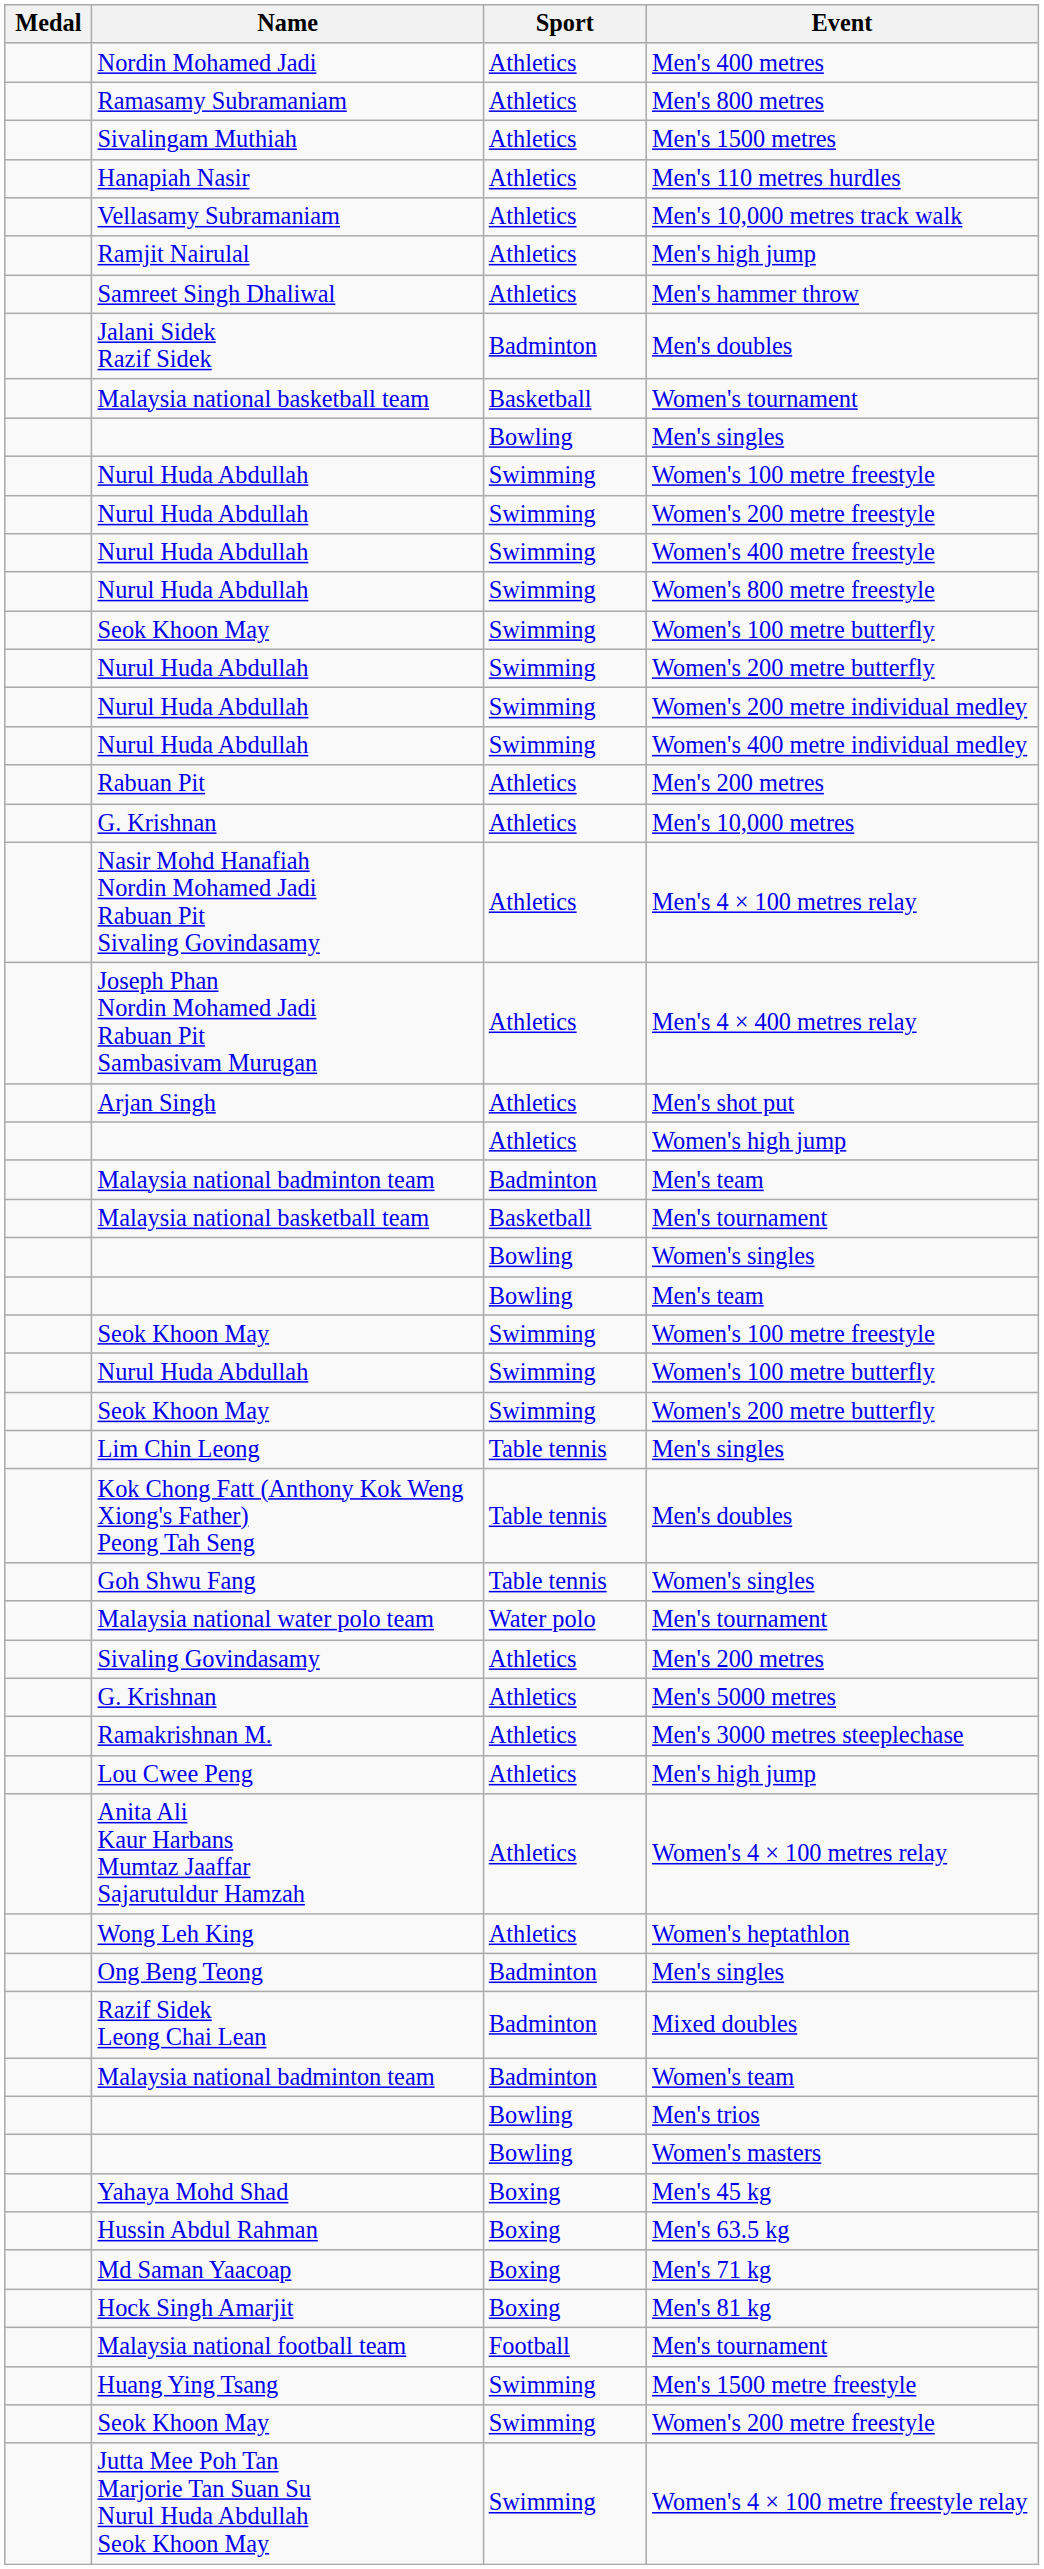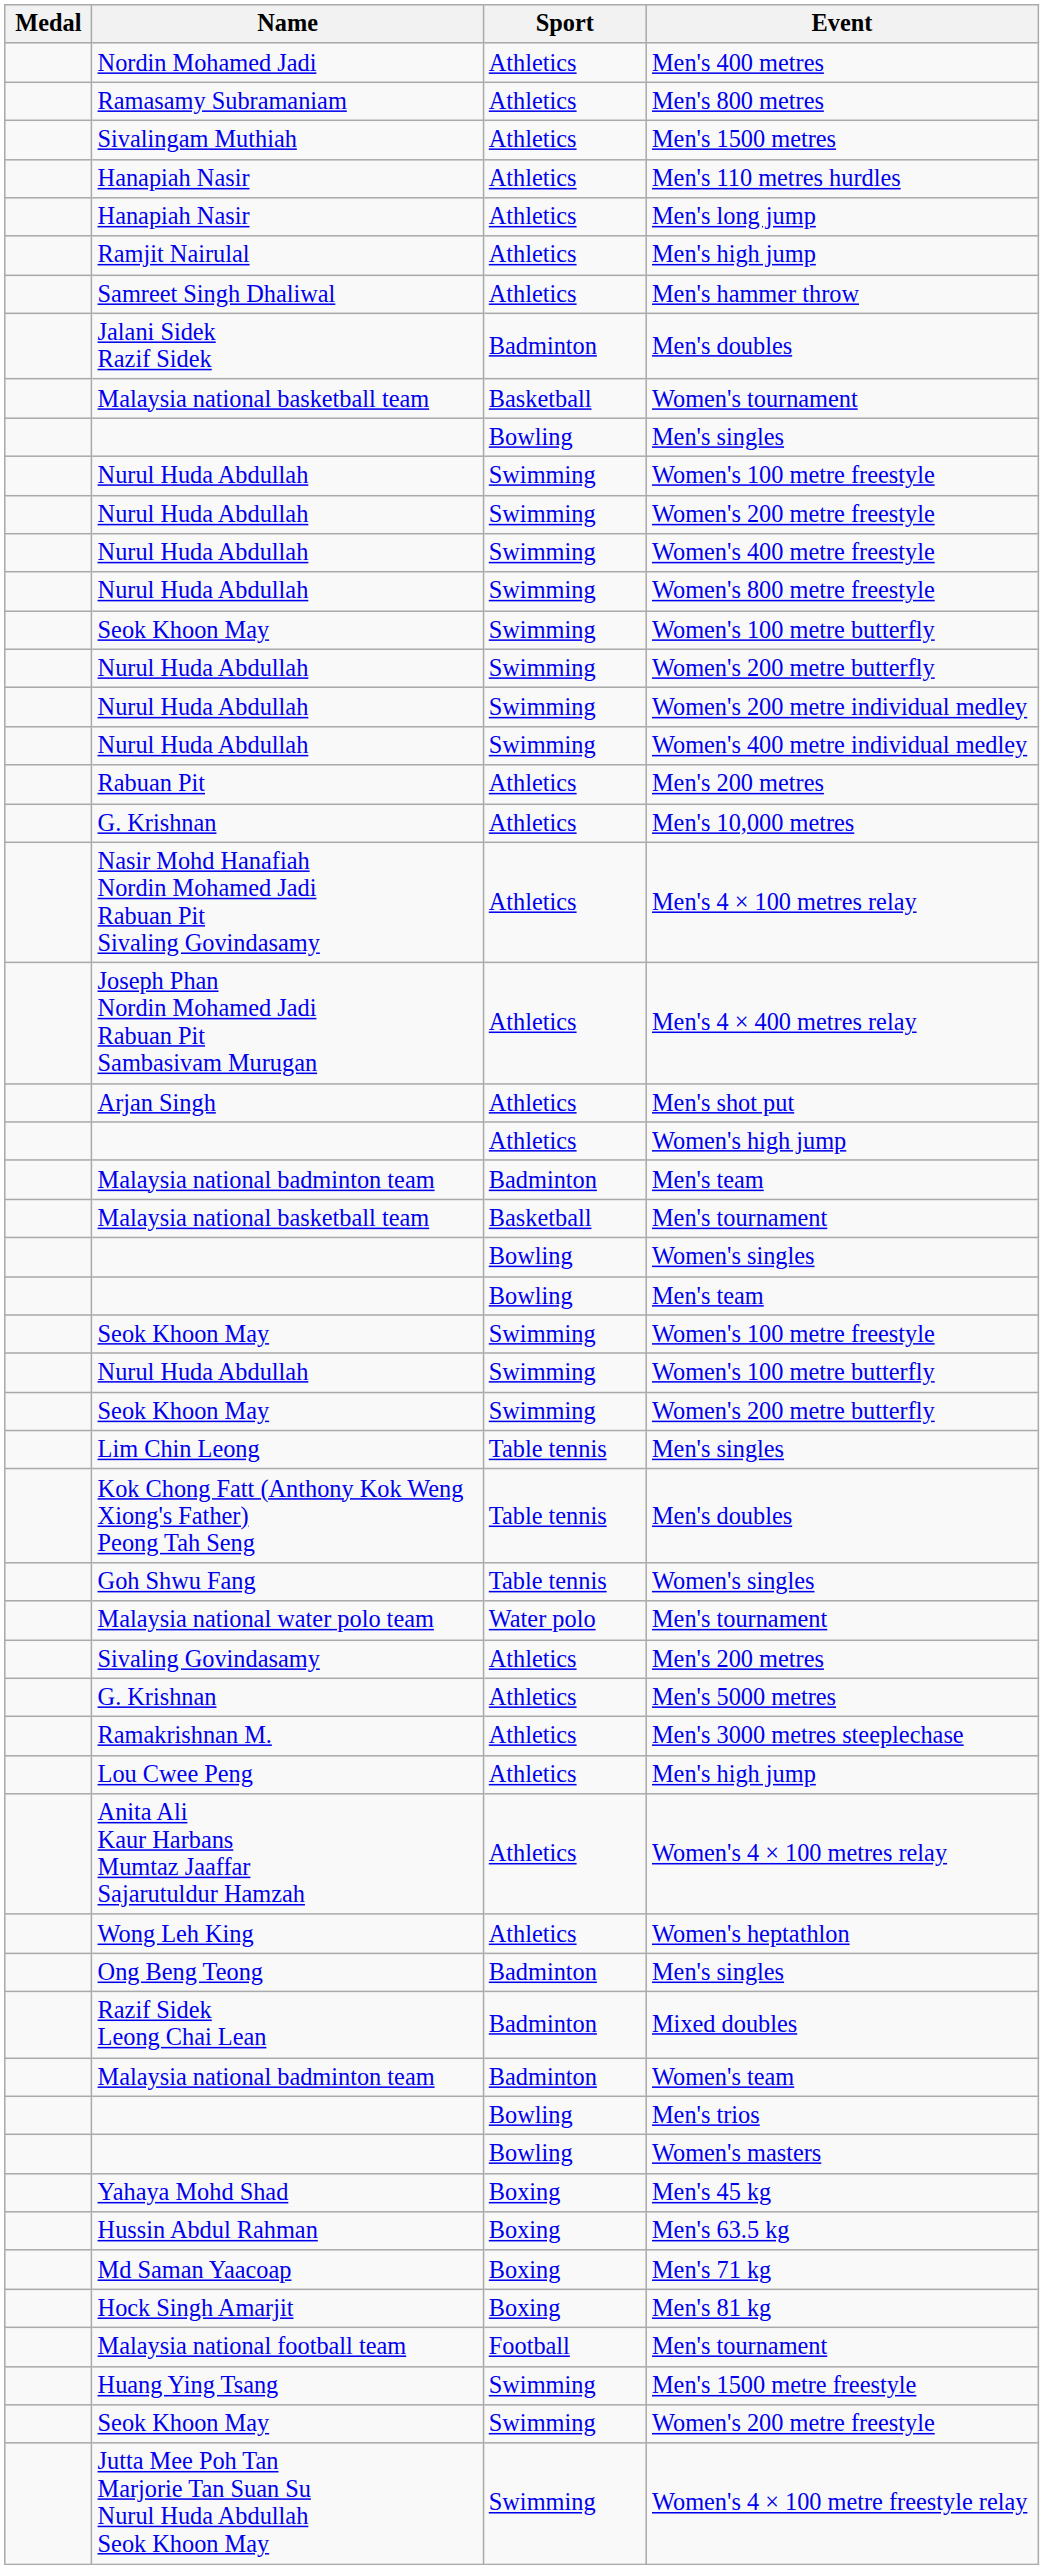- row: (219, 216)
+ row: (174, 216)
